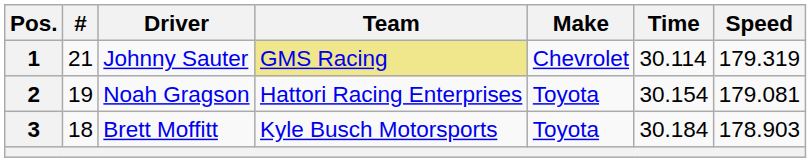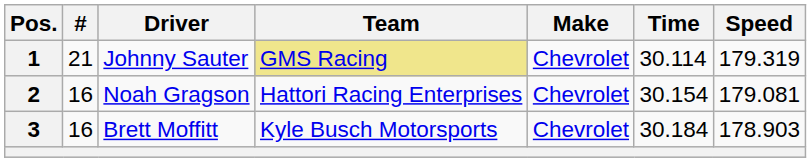(80, 94) 19 -> (80, 94) 16
(566, 94) Toyota -> (581, 94) Chevrolet
(80, 130) 18 -> (80, 130) 16
(566, 130) Toyota -> (581, 130) Chevrolet
